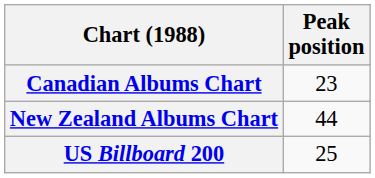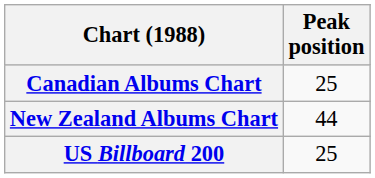(326, 82) 23 -> (326, 82) 25
